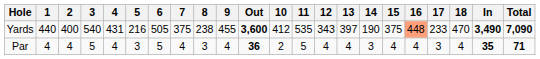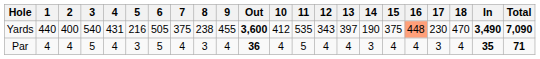(438, 29) 233 -> (438, 29) 230
(281, 46) 2 -> (281, 46) 4
